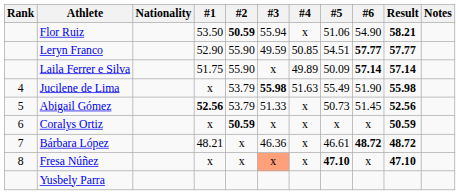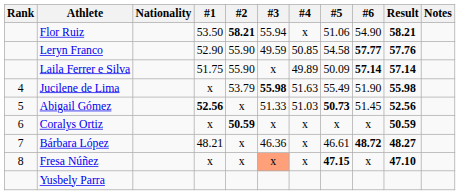(242, 32) 50.59 -> (242, 32) 58.21
(337, 50) 54.51 -> (337, 50) 54.58
(403, 50) 57.77 -> (403, 50) 57.76
(242, 106) 53.79 -> (242, 106) x
(305, 106) x -> (305, 106) 51.03
(337, 106) normal -> (337, 106) bold
(403, 143) 48.72 -> (403, 143) 48.27
(337, 161) 47.10 -> (337, 161) 47.15
